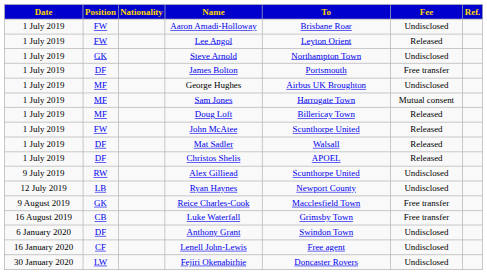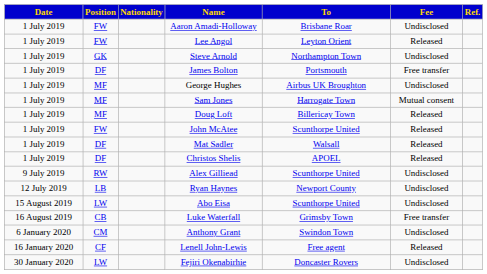- row: (213, 203)
+ row: (213, 203)
(100, 233) DF -> (100, 233) CM
(426, 247) Undisclosed -> (426, 247) Released
